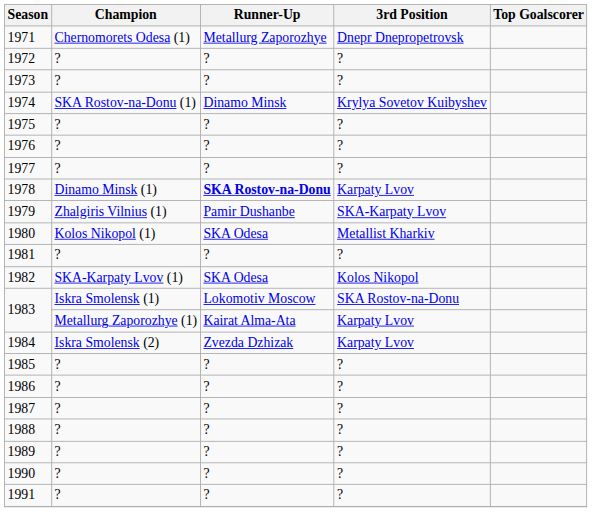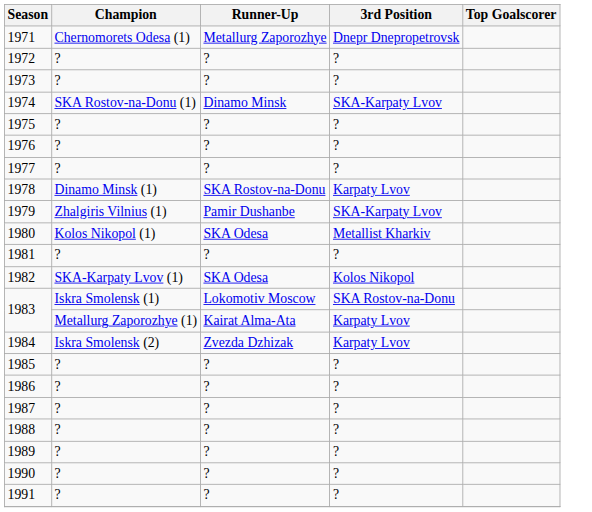(412, 102) Krylya Sovetov Kuibyshev -> (387, 102) SKA-Karpaty Lvov
(267, 189) bold -> (264, 189) normal
